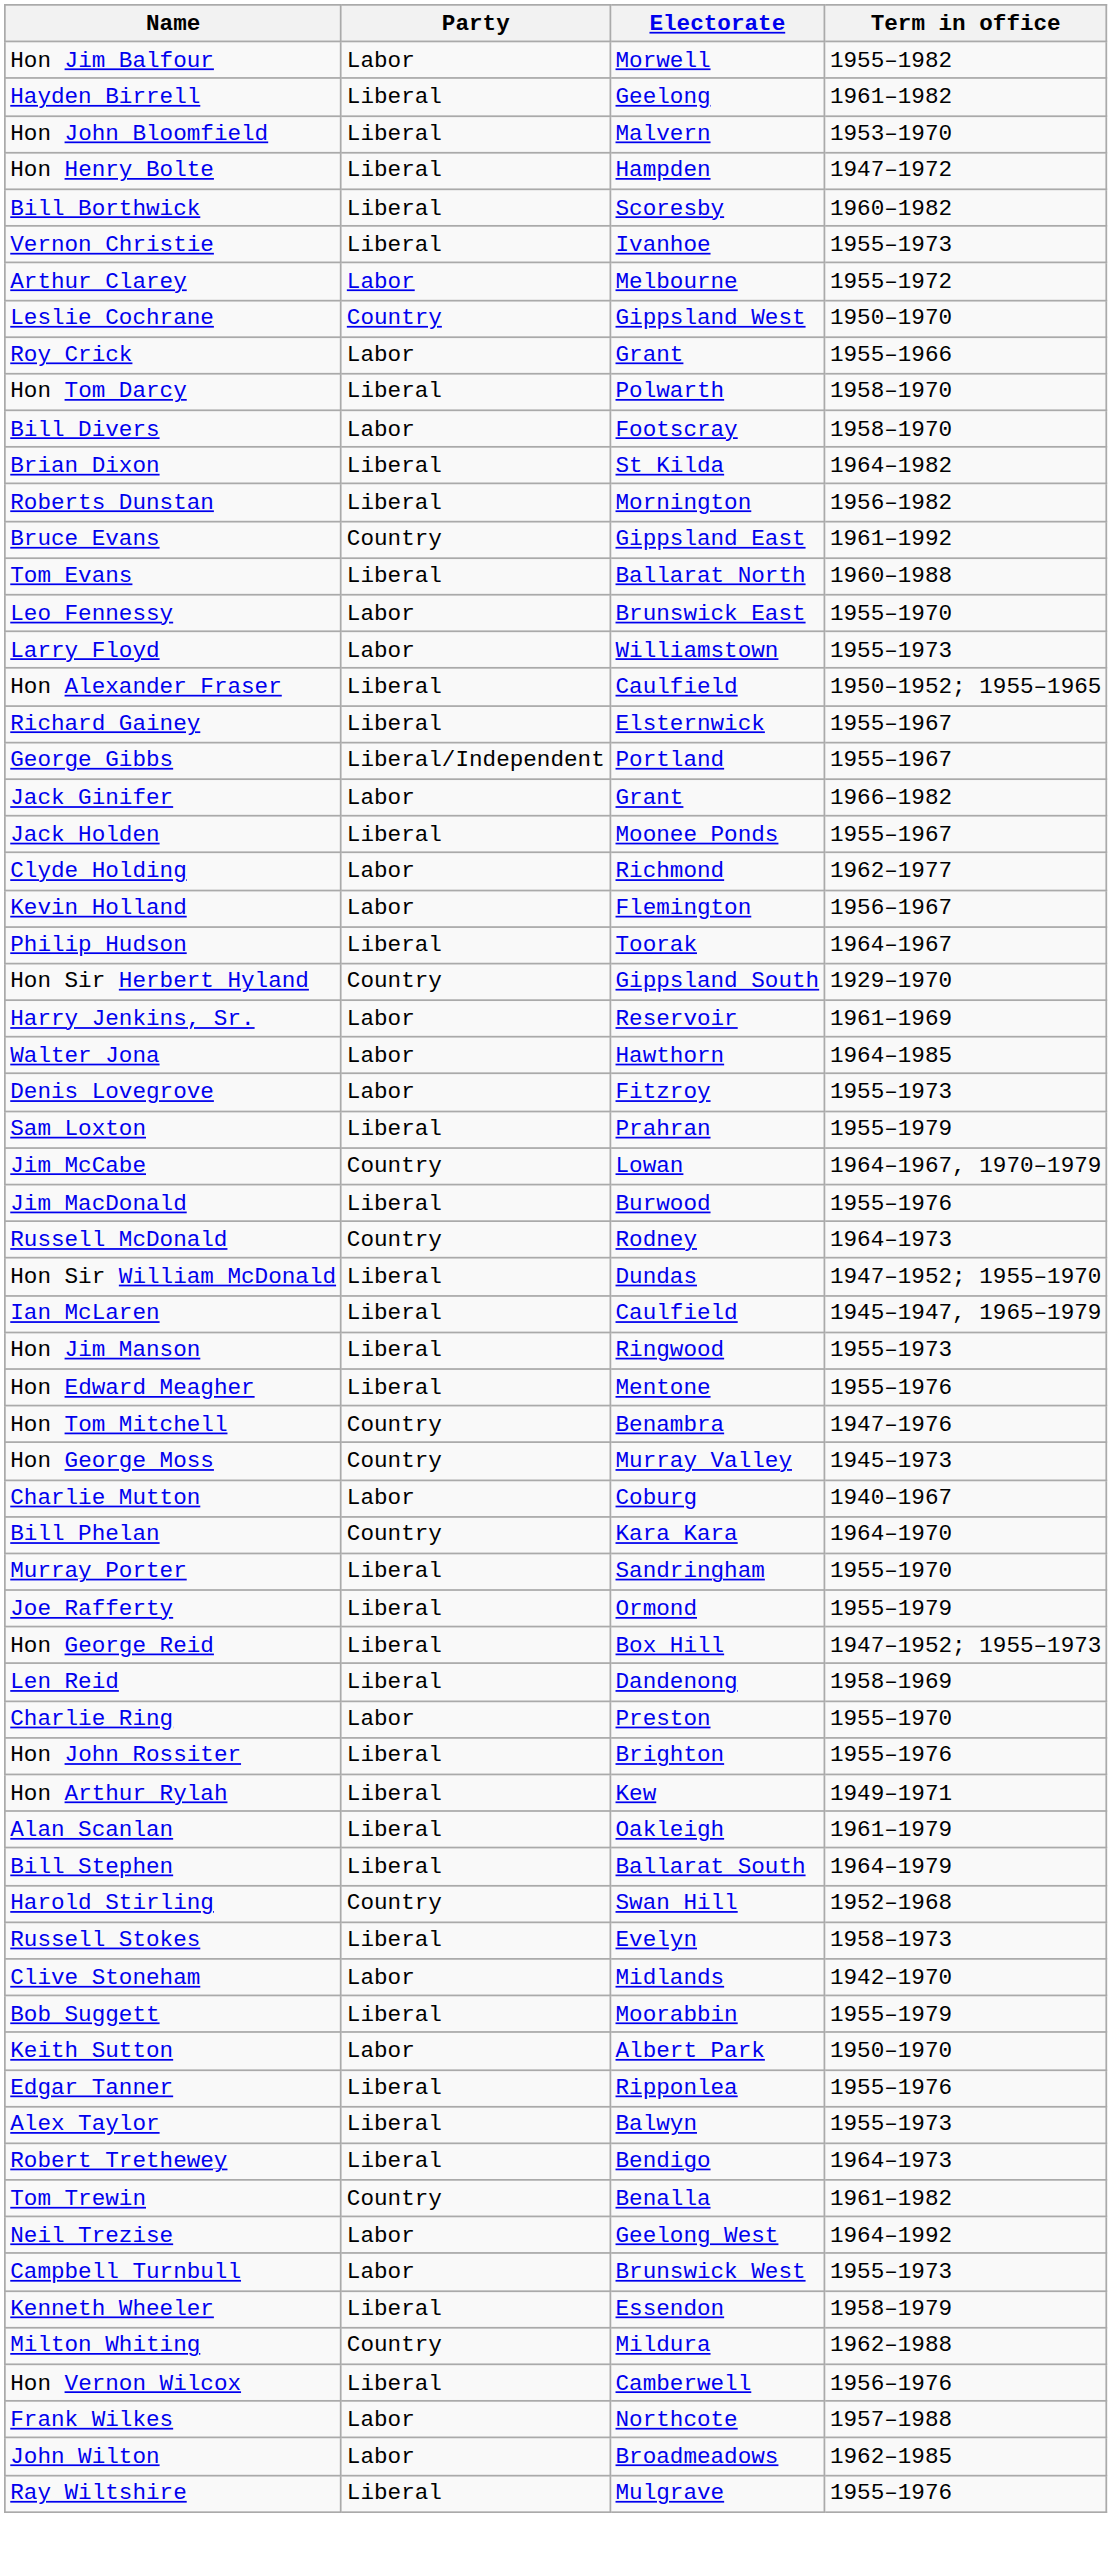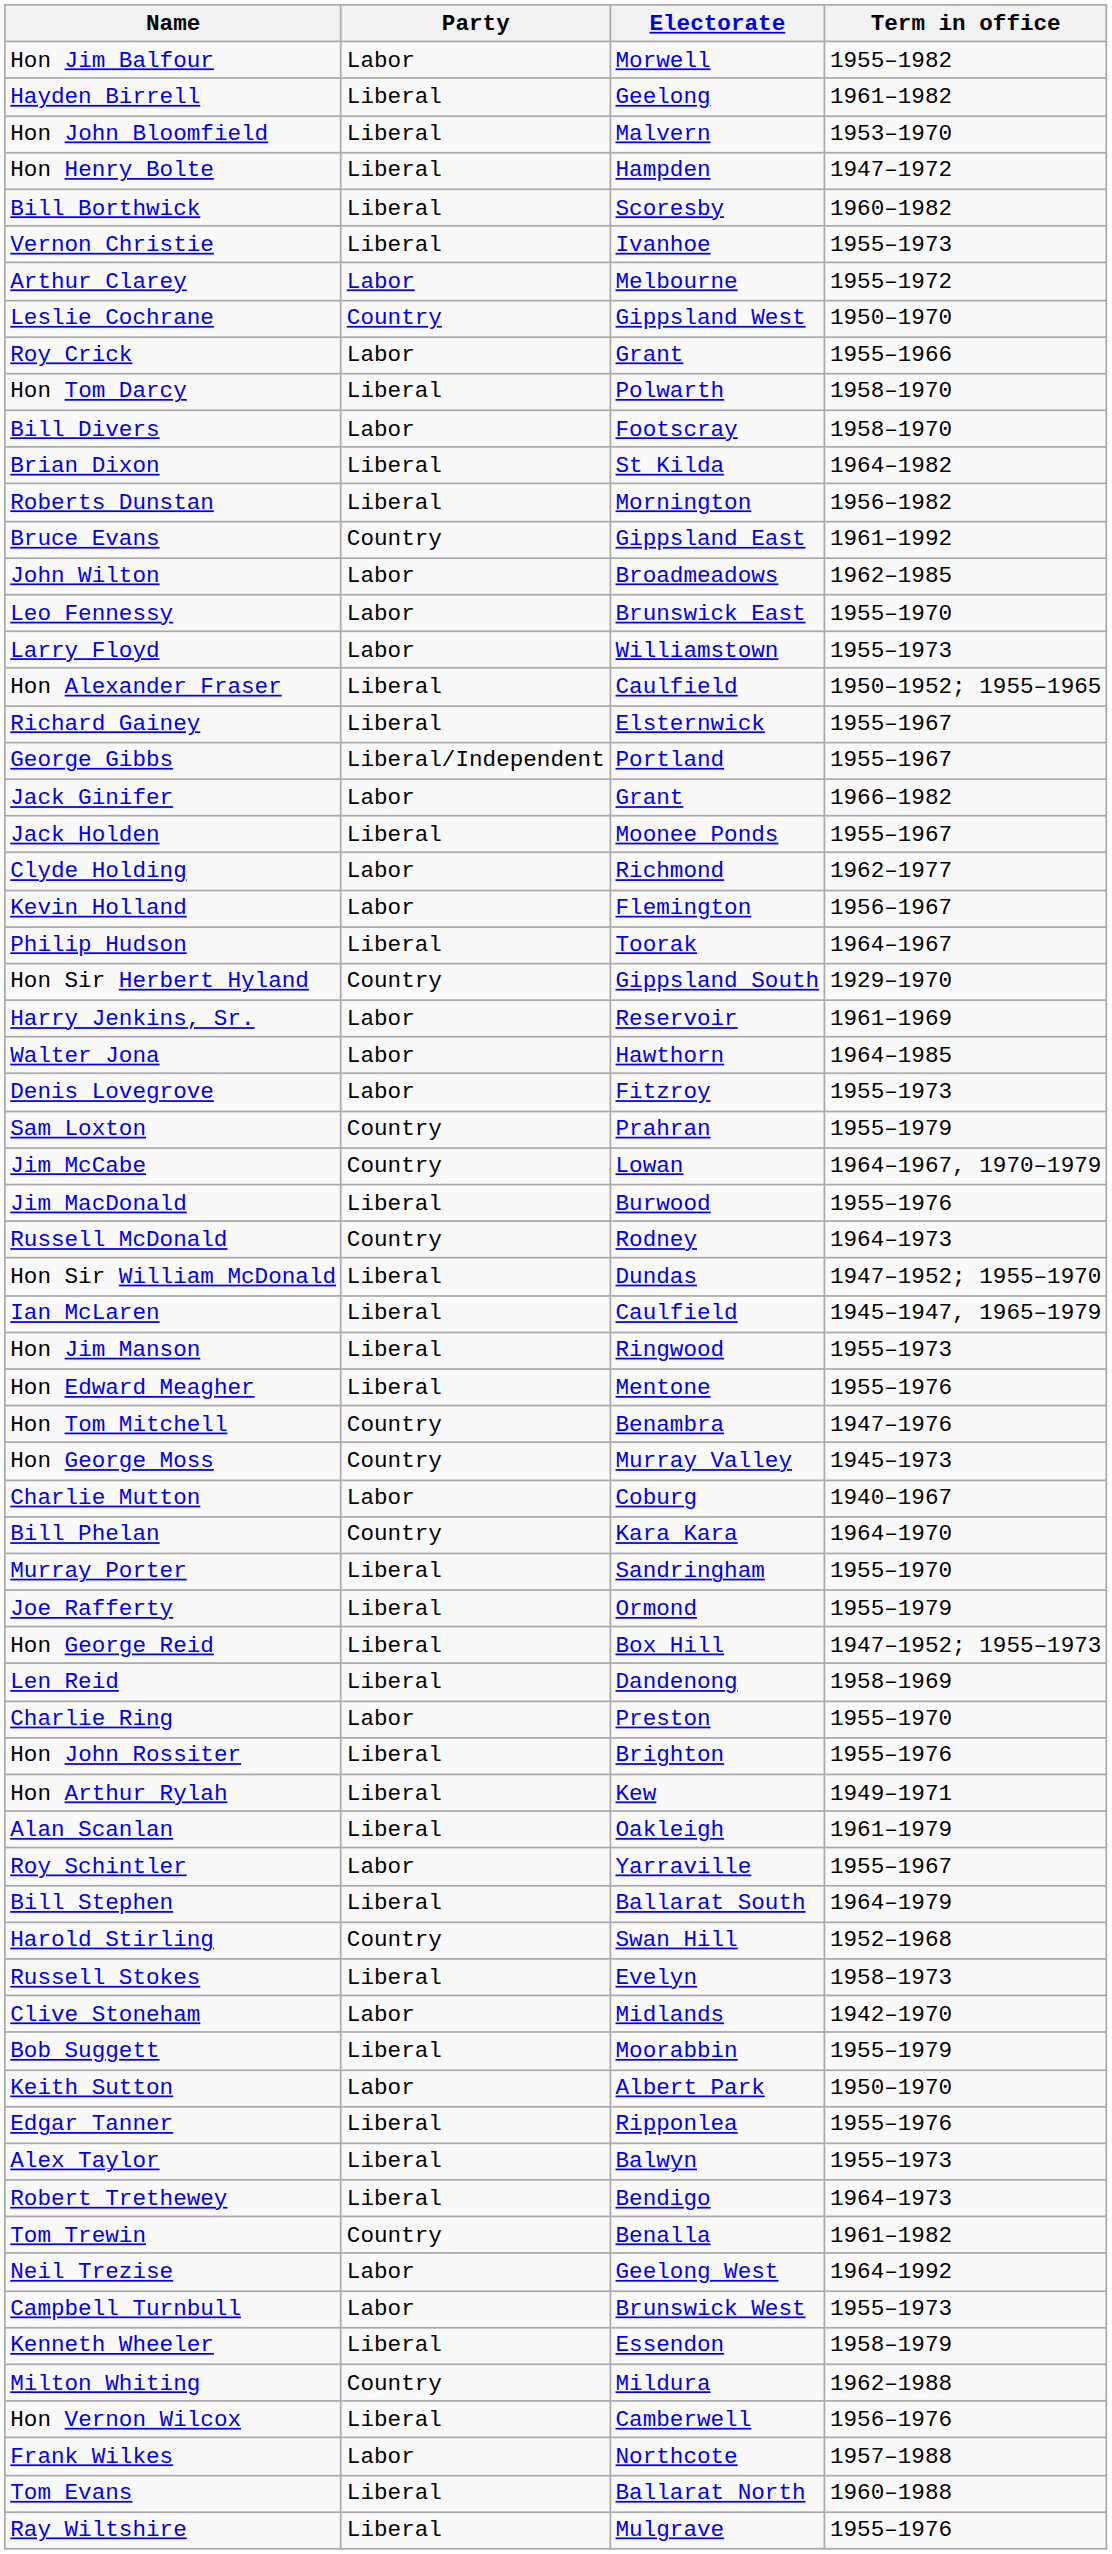rows swapped: (71, 576) <-> (85, 2456)
(394, 1129) Liberal -> (394, 1129) Country
+ row: (98, 1867)
